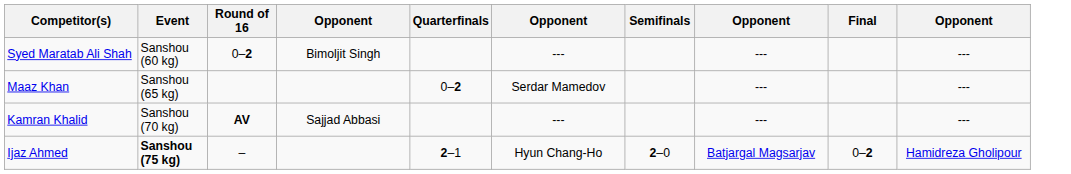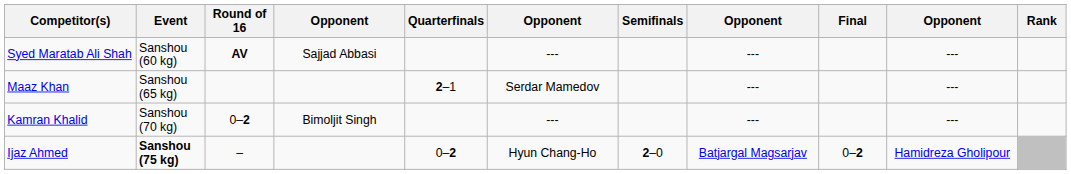+ column: (1042, 21)
(242, 54) 0–2 -> (240, 54) AV
(343, 54) Bimoljit Singh -> (339, 54) Sajjad Abbasi
(451, 87) 0–2 -> (446, 87) 2–1
(242, 120) AV -> (240, 120) 0–2
(343, 120) Sajjad Abbasi -> (339, 120) Bimoljit Singh
(451, 153) 2–1 -> (446, 153) 0–2
